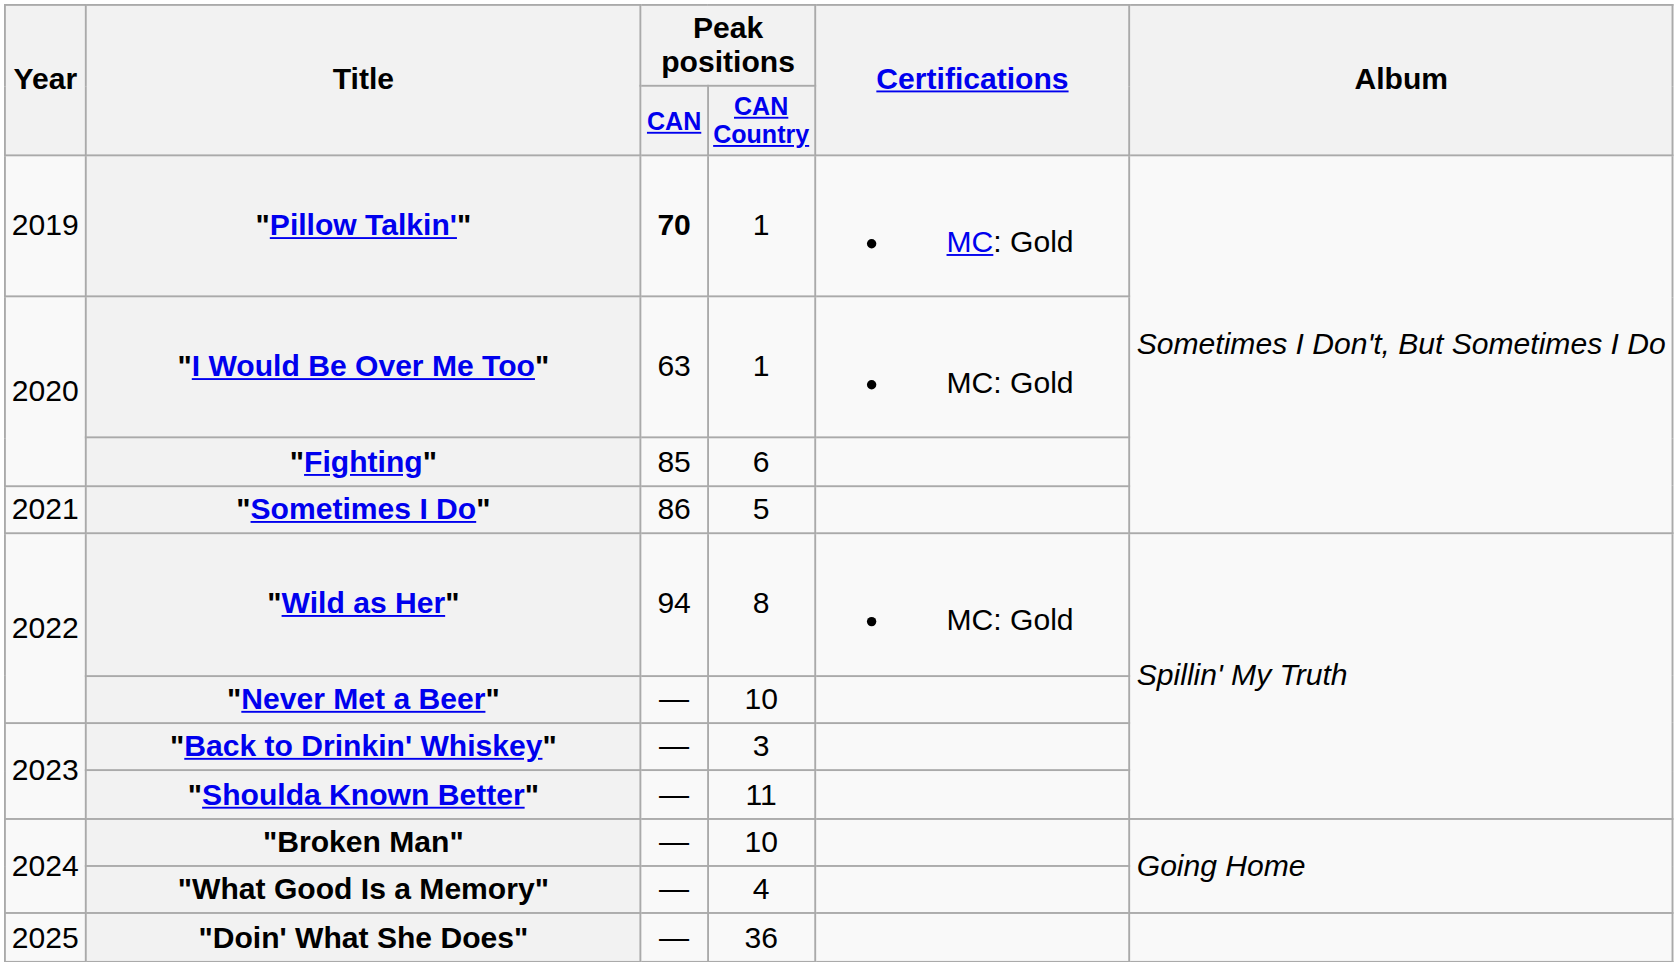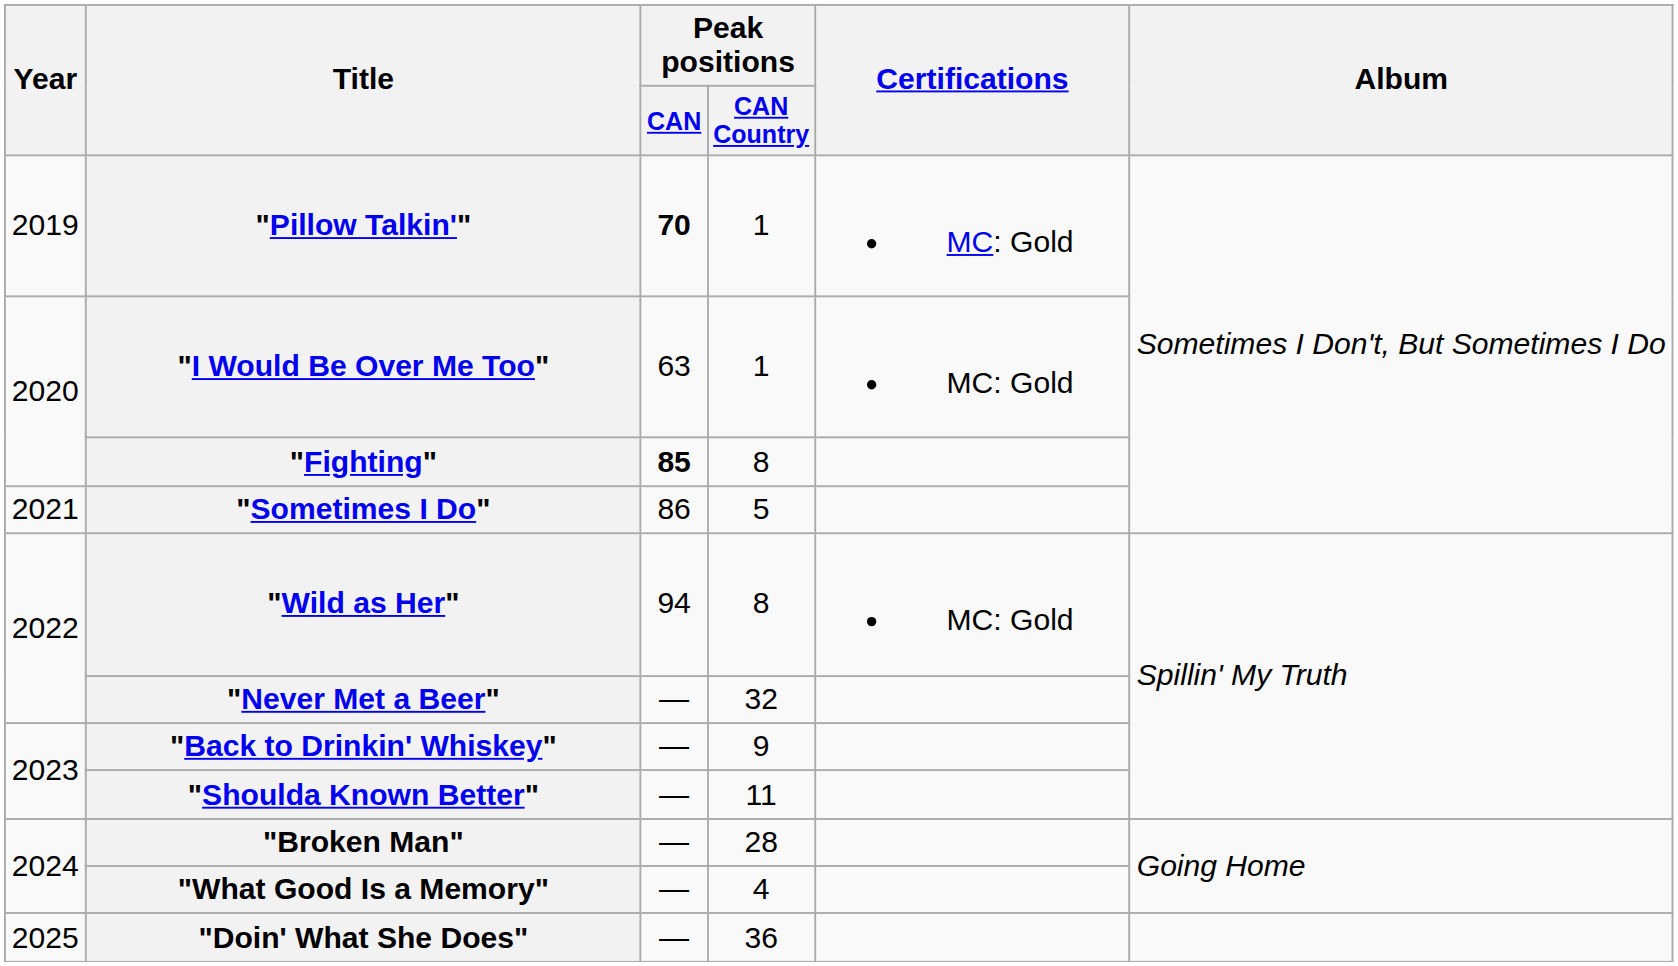(674, 461) normal -> (674, 461) bold
(761, 461) 6 -> (761, 461) 8
(761, 698) 10 -> (761, 698) 32
(761, 746) 3 -> (761, 746) 9
(761, 841) 10 -> (761, 841) 28
